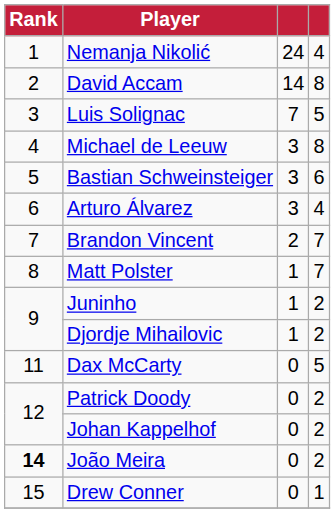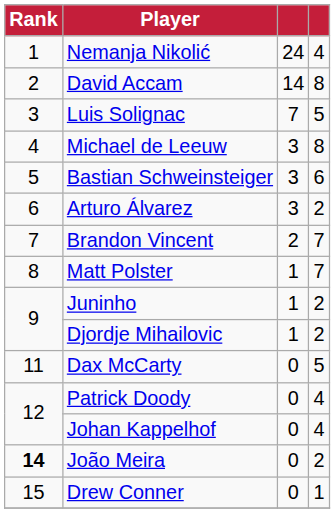(319, 209) 4 -> (319, 209) 2
(319, 397) 2 -> (319, 397) 4
(319, 429) 2 -> (319, 429) 4
